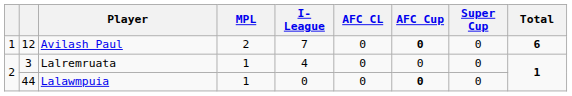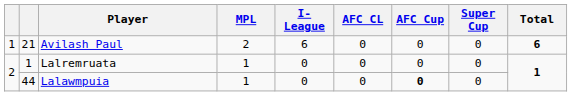(28, 45) 12 -> (28, 45) 21
(304, 45) 7 -> (304, 45) 6
(420, 45) bold -> (420, 45) normal
(28, 64) 3 -> (28, 64) 1
(304, 64) 4 -> (304, 64) 0
